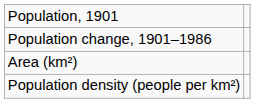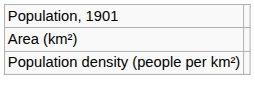- row: (110, 39)
